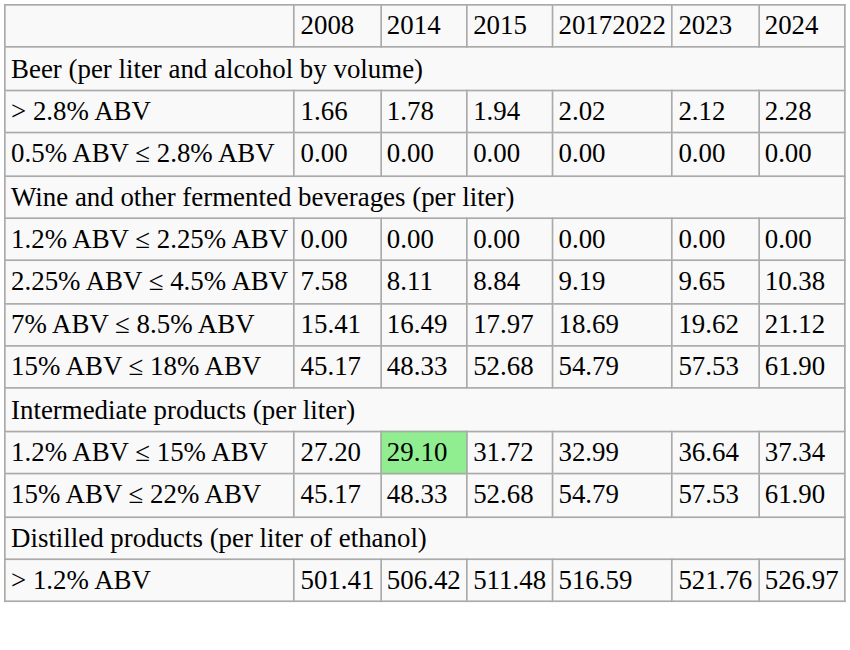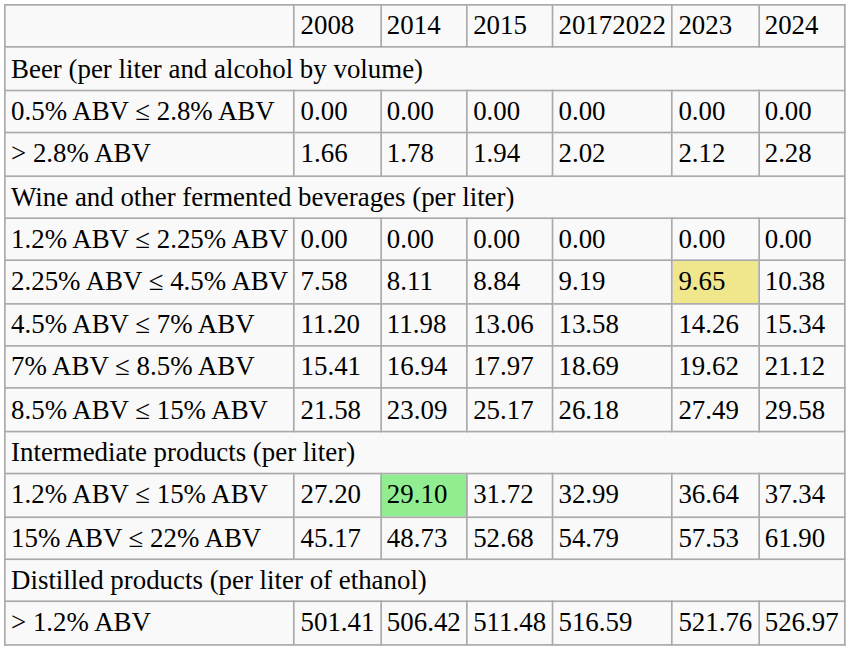rows swapped: (143, 153) <-> (81, 111)
(702, 281) no background -> (702, 281) khaki background
+ row: (133, 324)
(417, 324) 16.49 -> (417, 366) 16.94
+ row: (140, 409)
- row: (136, 366)
(417, 494) 48.33 -> (417, 537) 48.73
